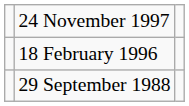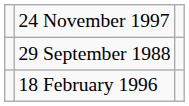rows swapped: (95, 85) <-> (88, 53)
